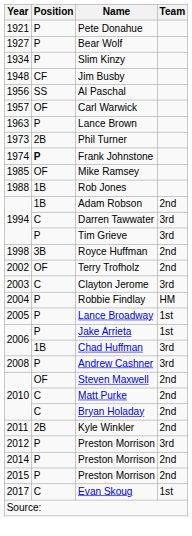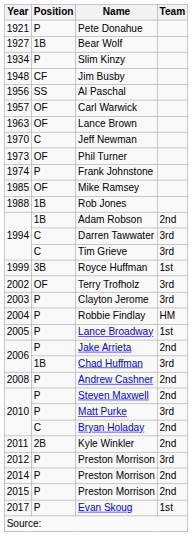(37, 44) P -> (40, 44) 1B
(37, 124) P -> (41, 124) OF
+ row: (18, 140)
(40, 140) 2B -> (41, 156) OF
(37, 156) bold -> (37, 172) normal
(37, 236) P -> (37, 252) C
- row: (18, 252)
+ row: (18, 268)
(168, 268) 2nd -> (167, 284) 3rd
(37, 284) C -> (37, 300) P
(166, 332) 1st -> (168, 348) 2nd
(167, 364) 3rd -> (168, 380) 2nd
(41, 380) OF -> (37, 396) P
(37, 396) C -> (37, 412) P
(168, 396) 2nd -> (167, 412) 3rd
(37, 492) C -> (37, 508) P
